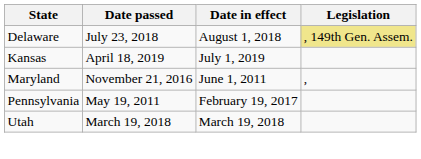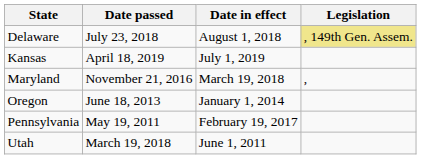(233, 79) June 1, 2011 -> (241, 79) March 19, 2018
+ row: (28, 100)
(241, 121) March 19, 2018 -> (233, 143) June 1, 2011
